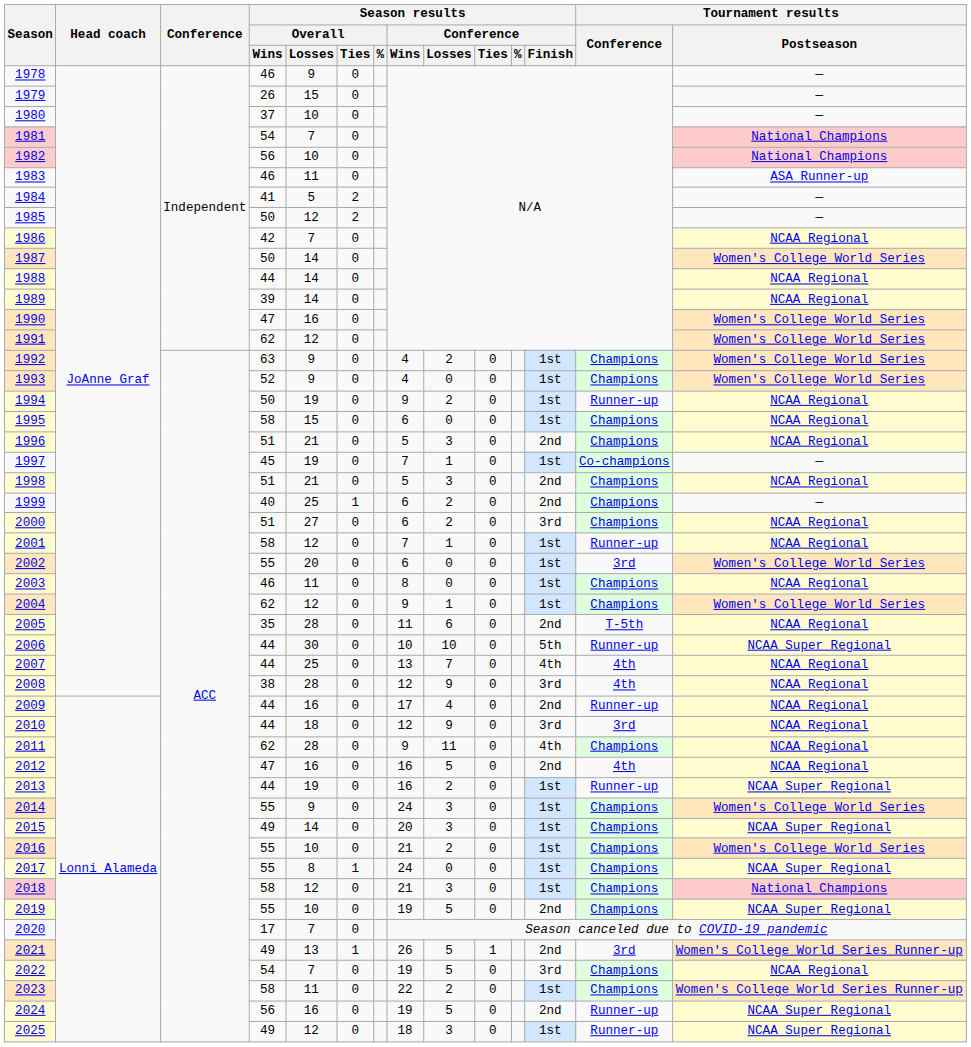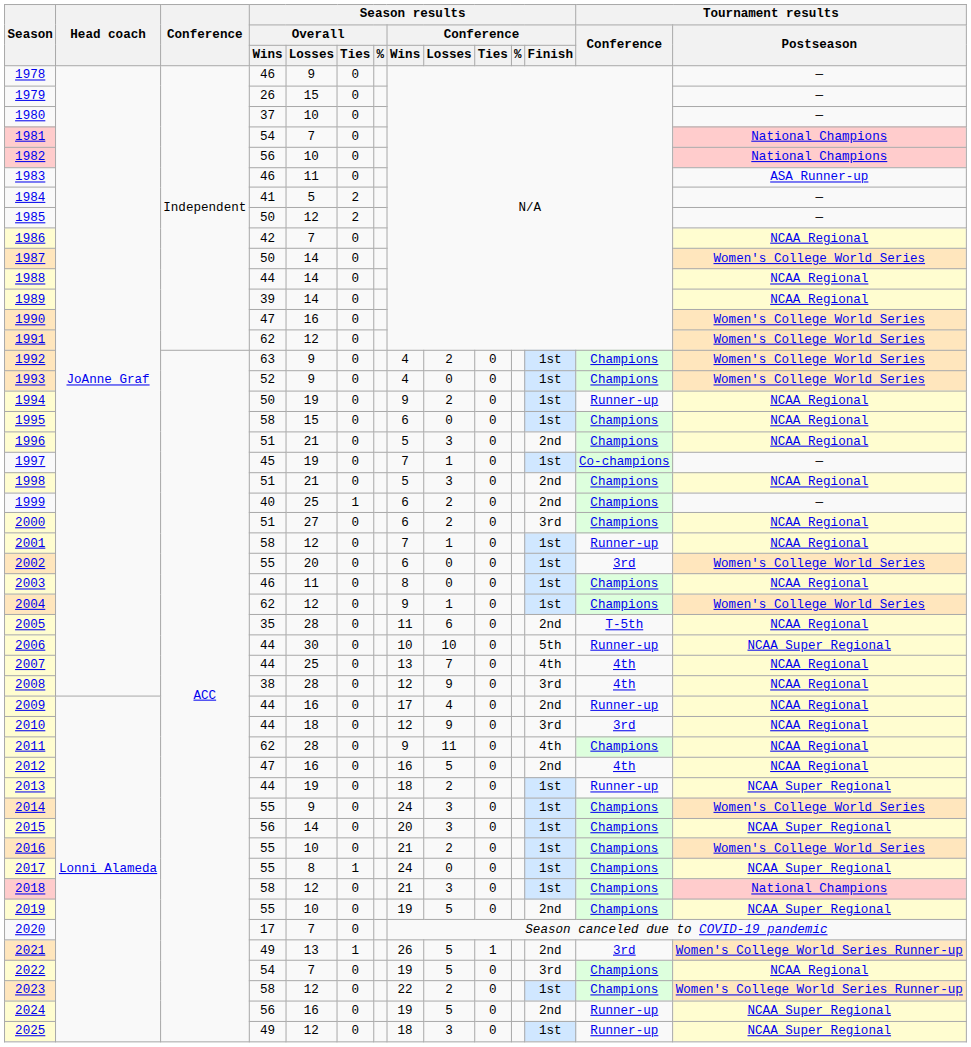(405, 788) 16 -> (405, 788) 18
(268, 828) 49 -> (268, 828) 56
(311, 991) 11 -> (311, 991) 12
